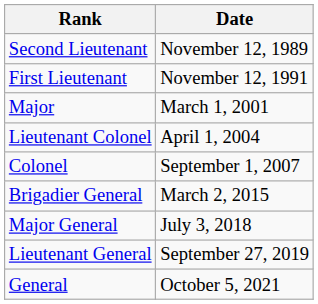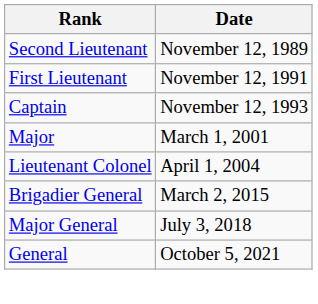+ row: (38, 107)
- row: (38, 166)
- row: (80, 254)
